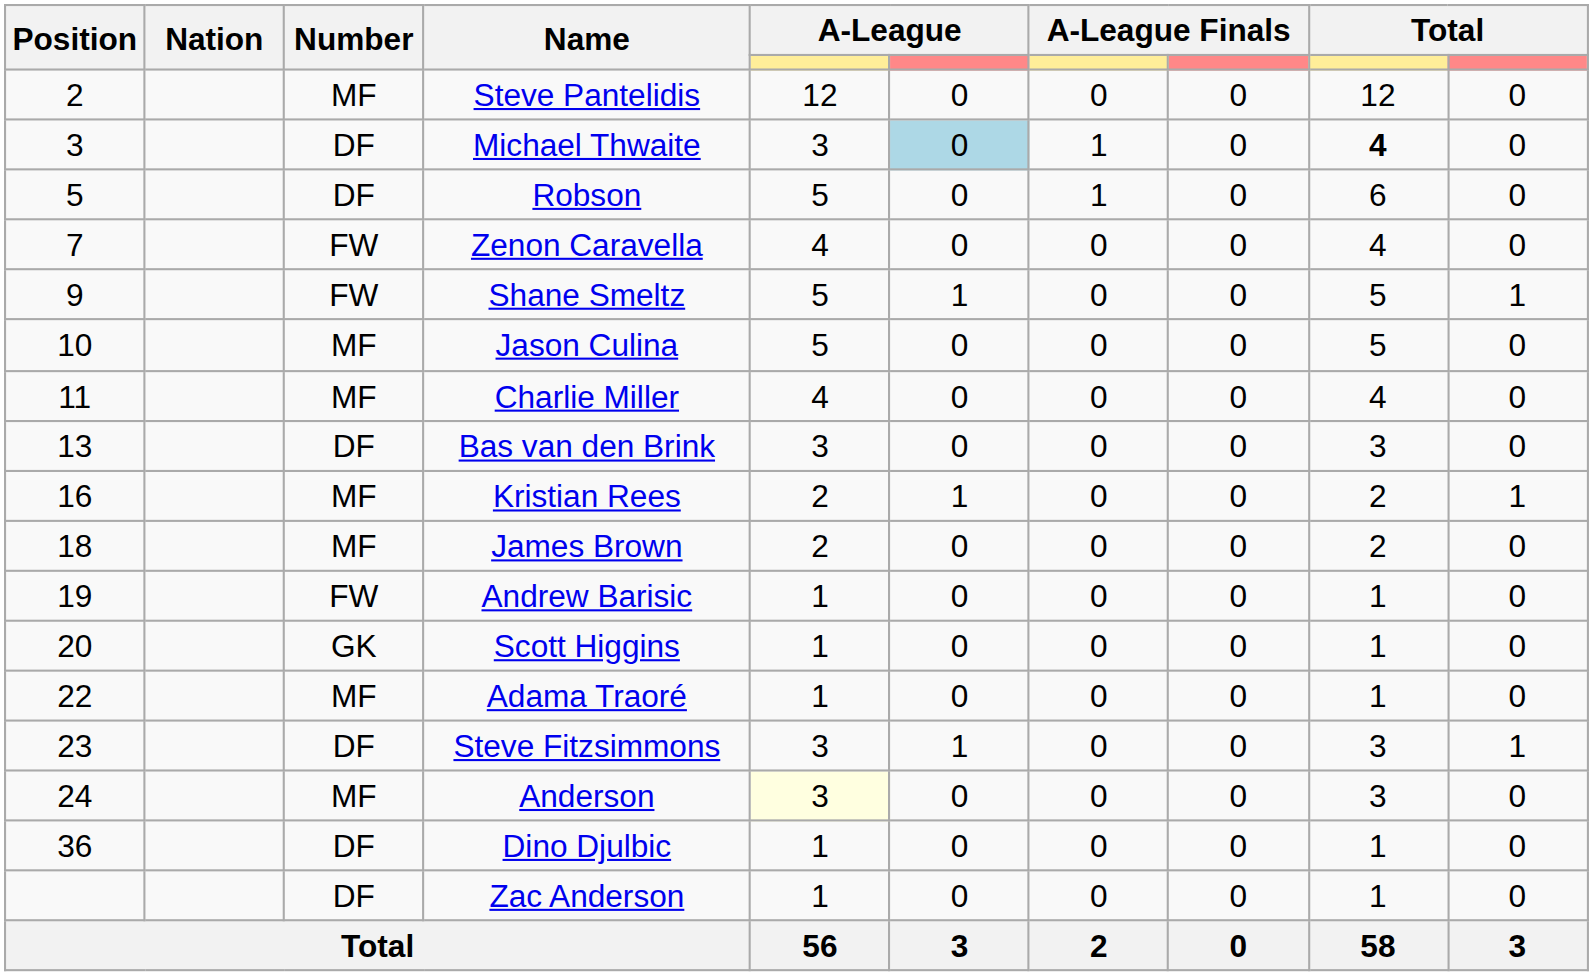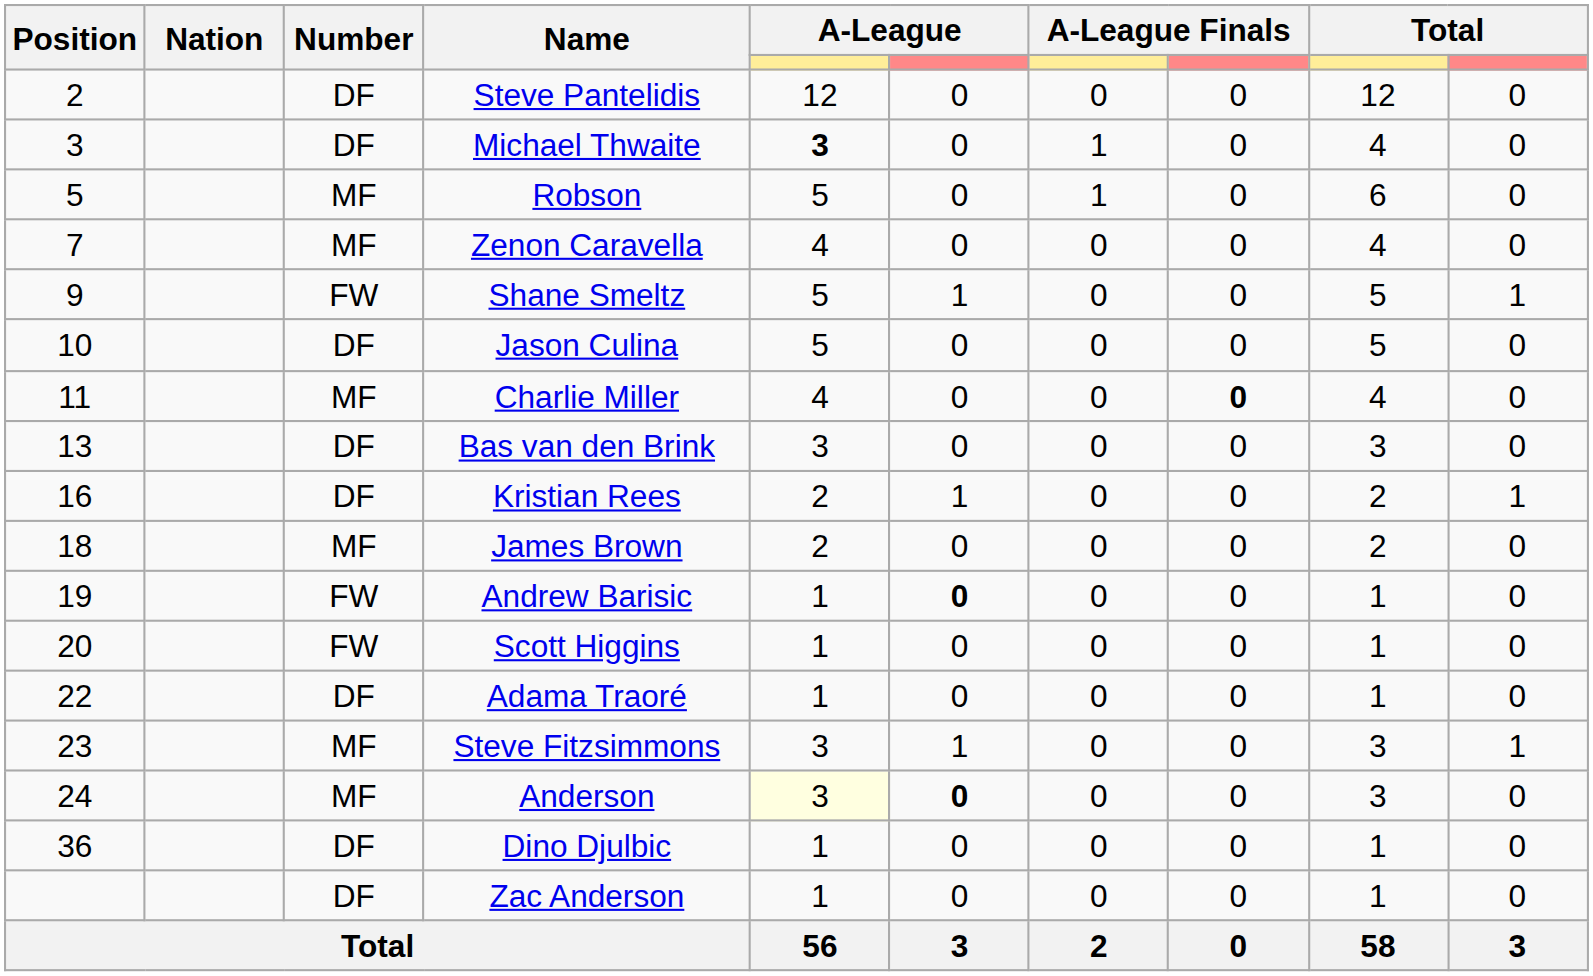(354, 95) MF -> (354, 95) DF
(820, 145) normal -> (820, 145) bold
(959, 145) lightblue background -> (959, 145) no background
(1378, 145) bold -> (1378, 145) normal
(354, 195) DF -> (354, 195) MF
(354, 245) FW -> (354, 245) MF
(354, 345) MF -> (354, 345) DF
(1238, 395) normal -> (1238, 395) bold
(354, 495) MF -> (354, 495) DF
(959, 595) normal -> (959, 595) bold
(354, 646) GK -> (354, 646) FW
(354, 696) MF -> (354, 696) DF
(354, 746) DF -> (354, 746) MF
(959, 796) normal -> (959, 796) bold
